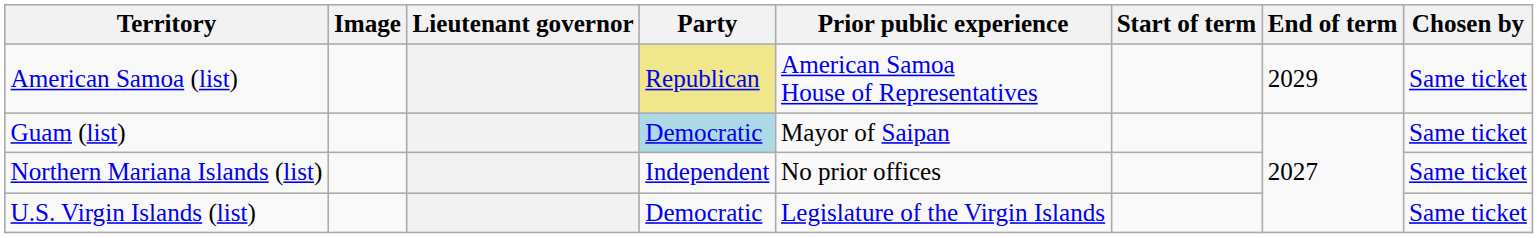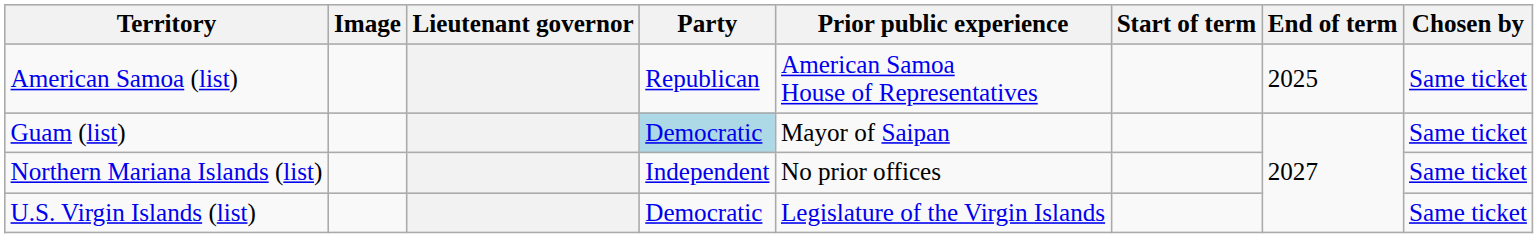(702, 78) khaki background -> (702, 78) no background
(1293, 78) 2029 -> (1293, 78) 2025
